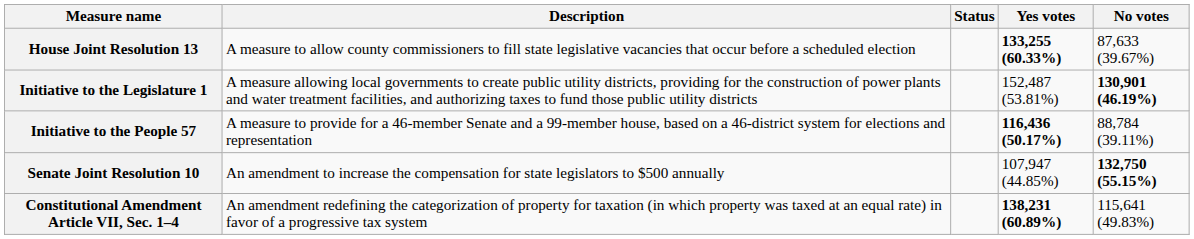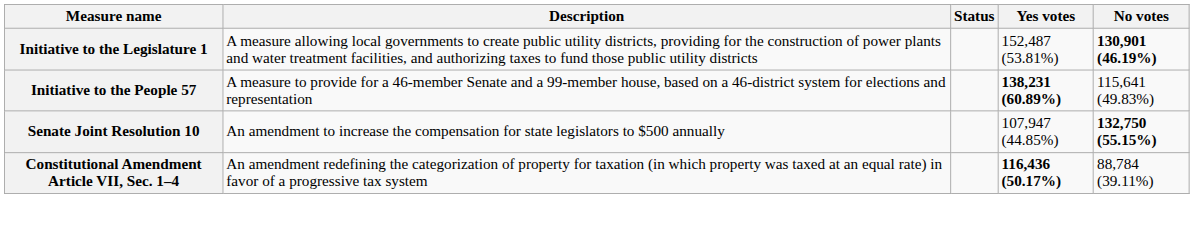- row: (113, 49)
(1031, 131) 116,436 (50.17%) -> (1031, 90) 138,231 (60.89%)
(1125, 131) 88,784 (39.11%) -> (1126, 90) 115,641 (49.83%)
(1031, 214) 138,231 (60.89%) -> (1031, 172) 116,436 (50.17%)
(1126, 214) 115,641 (49.83%) -> (1125, 172) 88,784 (39.11%)
